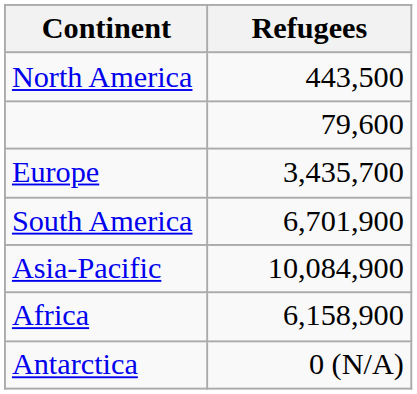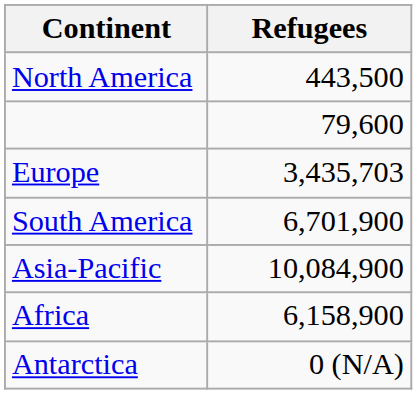(343, 172) 3,435,700 -> (343, 172) 3,435,703
